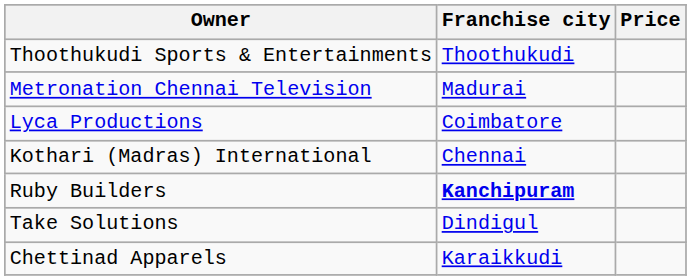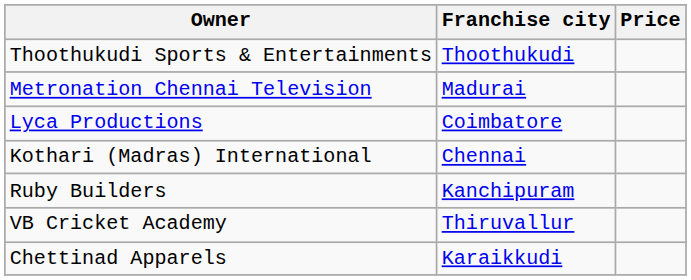(508, 190) bold -> (508, 190) normal
+ row: (118, 224)
- row: (94, 224)
